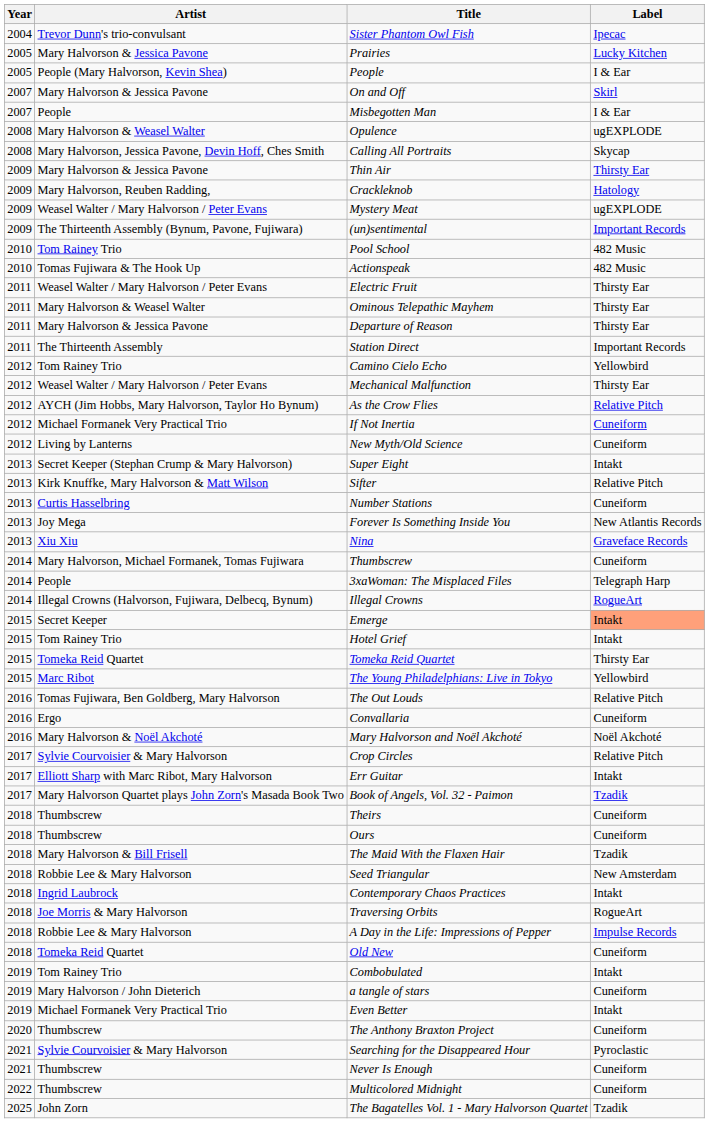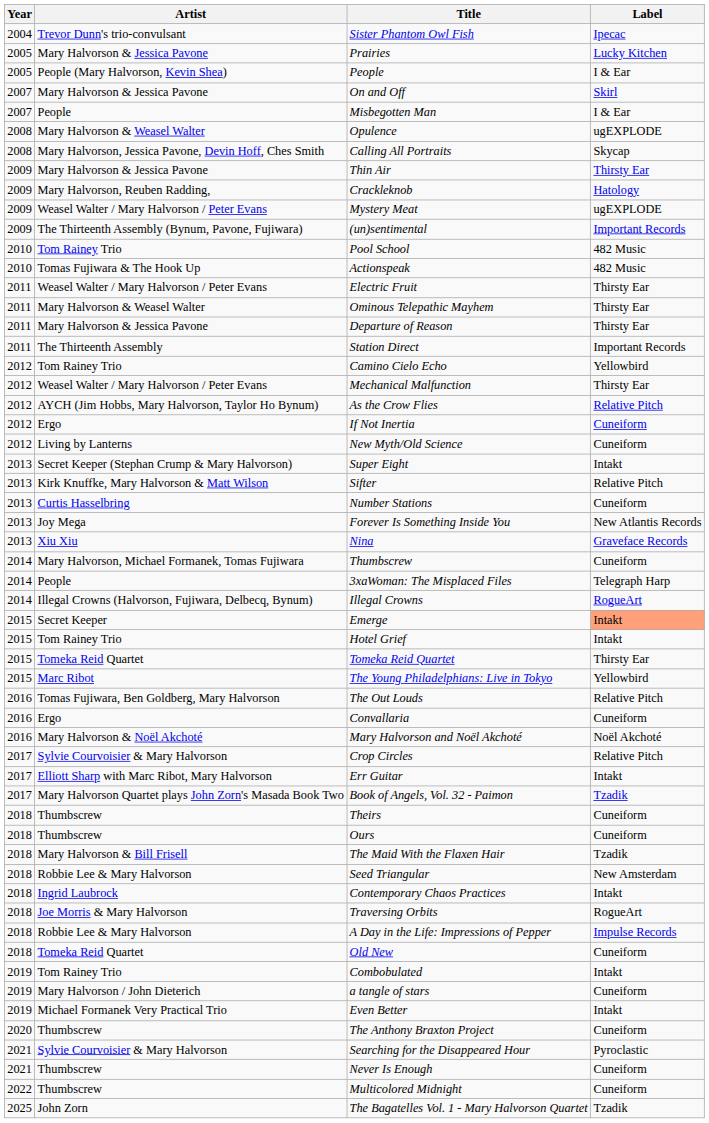(132, 424) Michael Formanek Very Practical Trio -> (49, 424) Ergo
